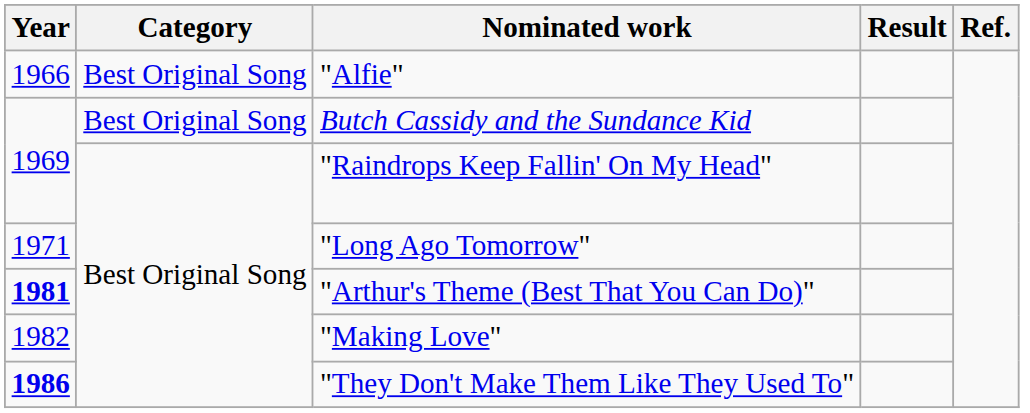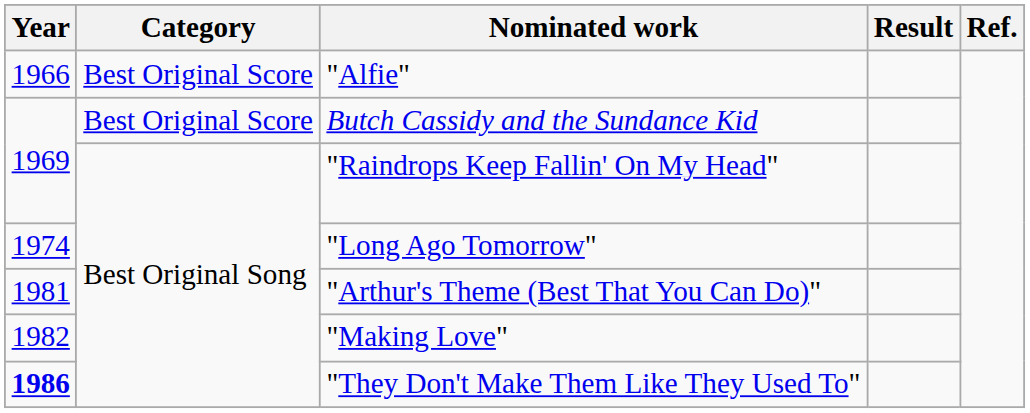(195, 73) Best Original Song -> (198, 73) Best Original Score
(195, 119) Best Original Song -> (198, 119) Best Original Score
(41, 245) 1971 -> (41, 245) 1974
(41, 291) bold -> (41, 291) normal
